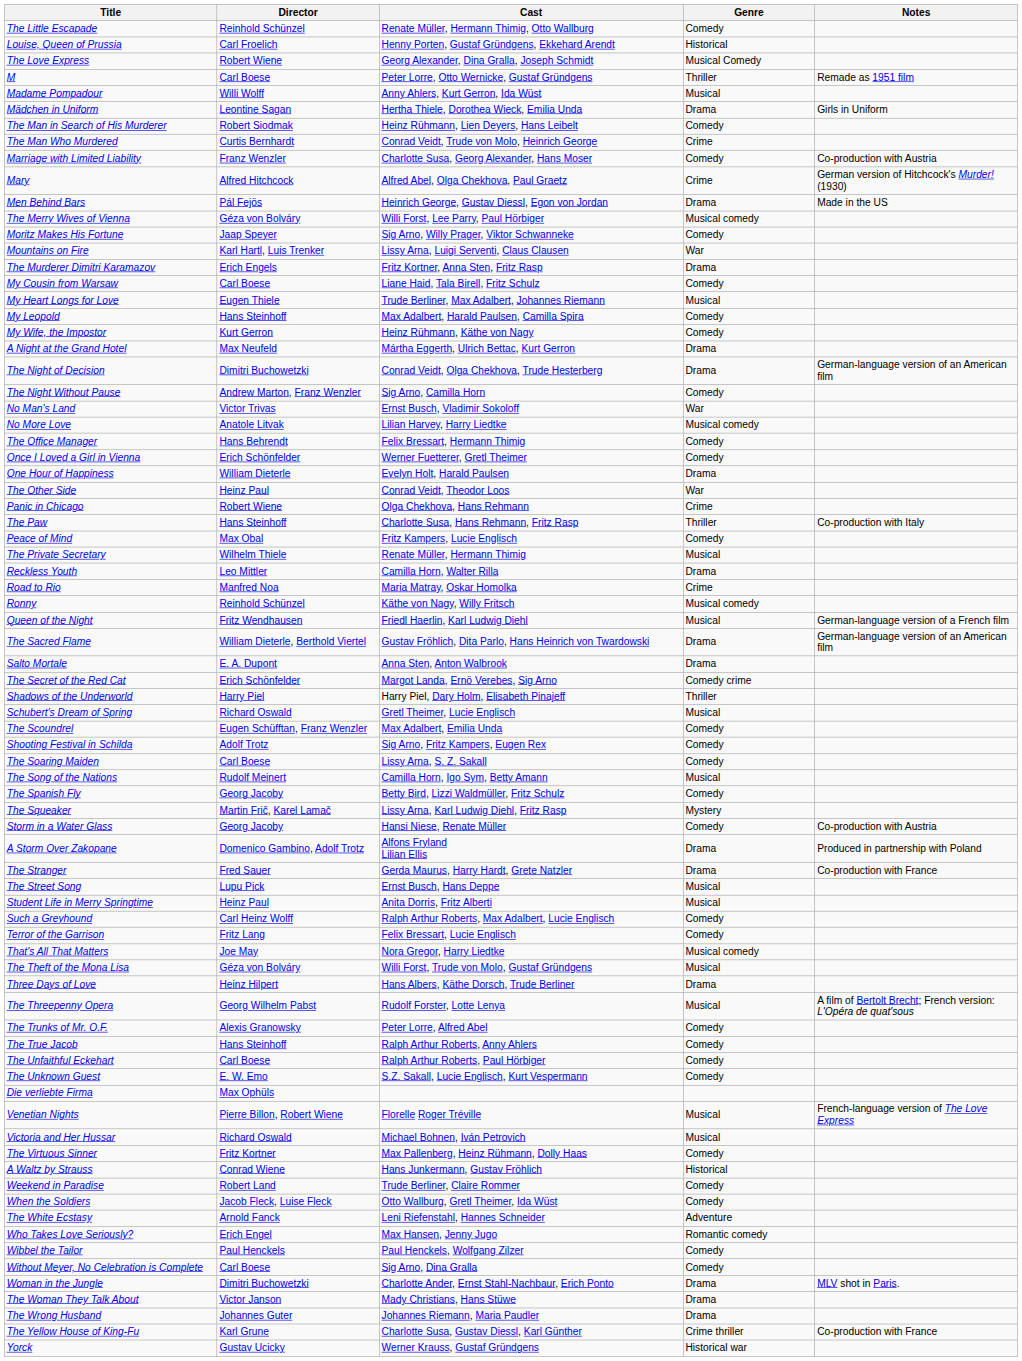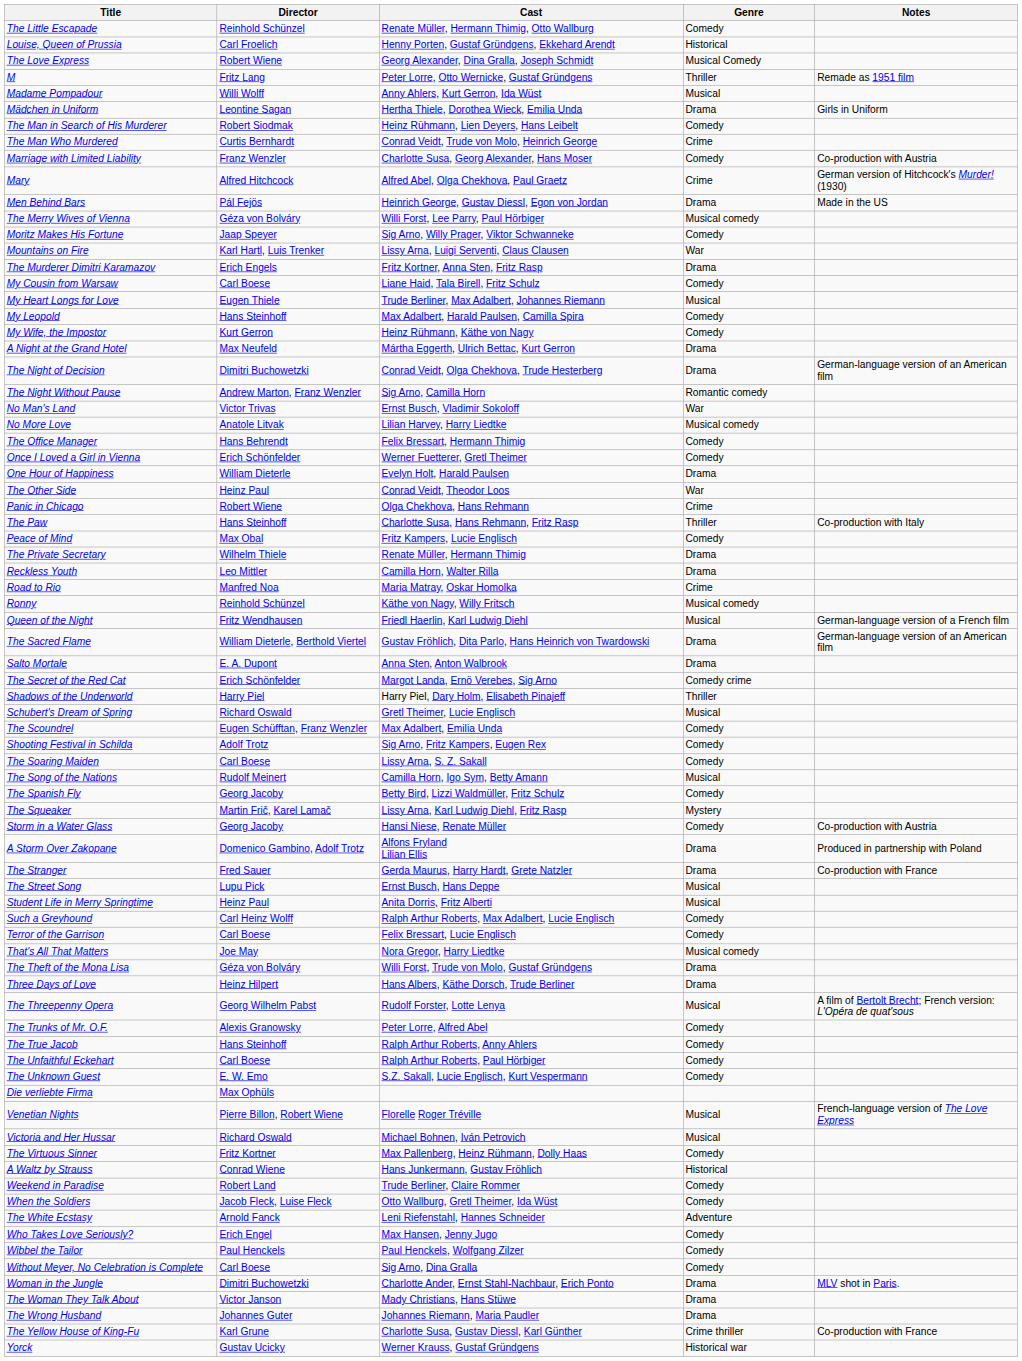(245, 77) Carl Boese -> (242, 77) Fritz Lang
(705, 392) Comedy -> (726, 392) Romantic comedy
(703, 555) Musical -> (701, 555) Drama
(242, 935) Fritz Lang -> (245, 935) Carl Boese
(703, 968) Musical -> (701, 968) Drama
(726, 1234) Romantic comedy -> (705, 1234) Comedy
